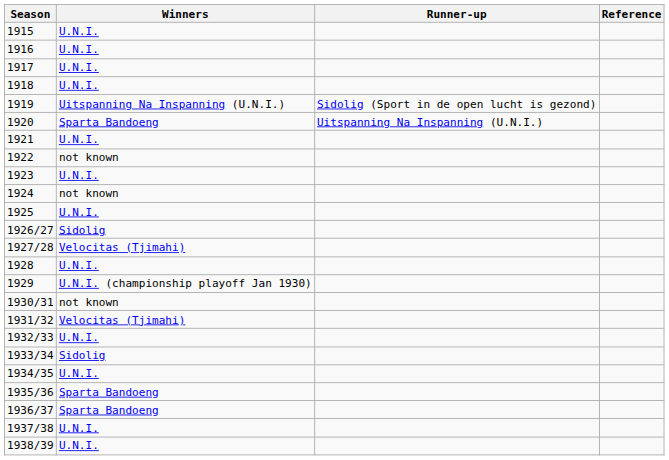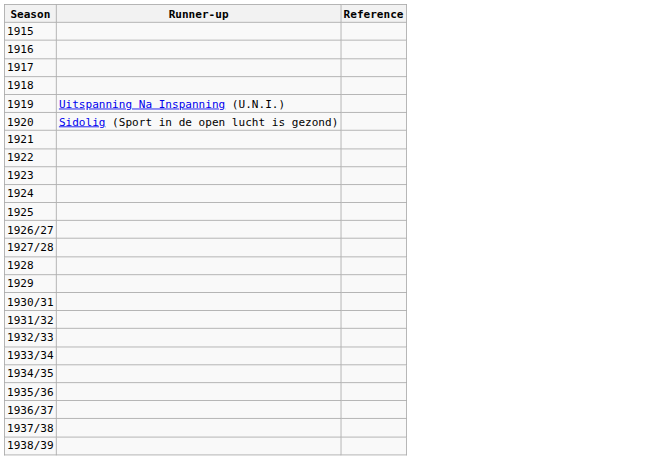- column: (185, 13)
(457, 103) Sidolig (Sport in de open lucht is gezond) -> (172, 103) Uitspanning Na Inspanning (U.N.I.)
(430, 121) Uitspanning Na Inspanning (U.N.I.) -> (199, 121) Sidolig (Sport in de open lucht is gezond)
